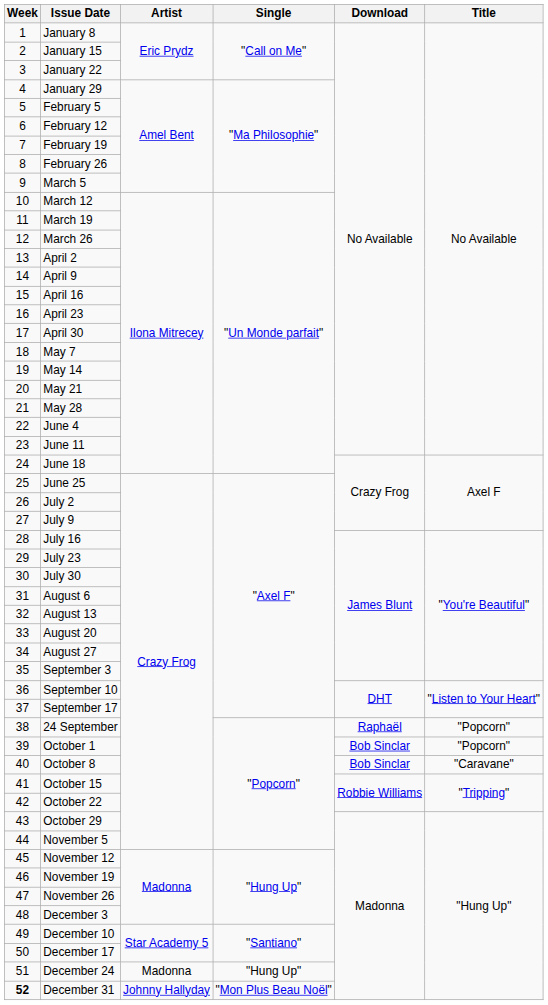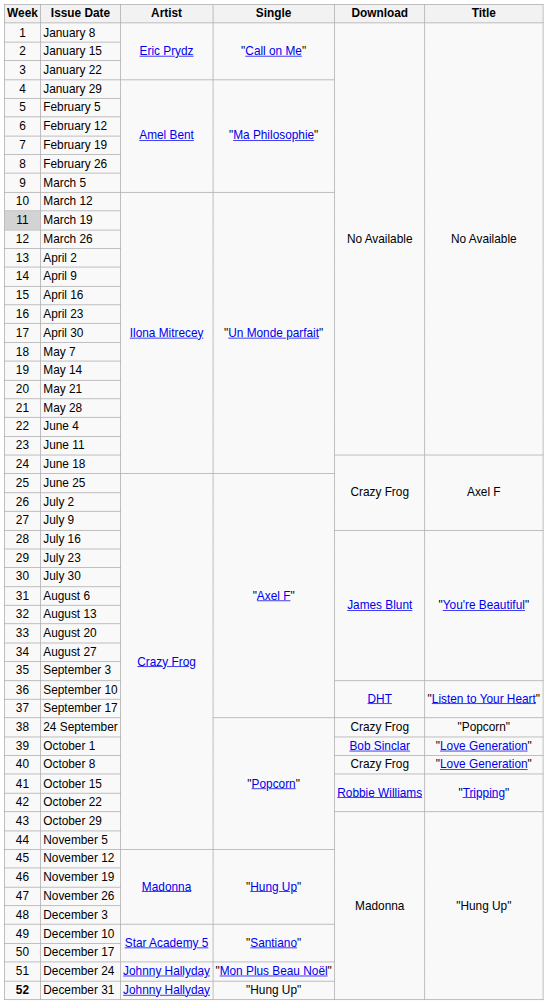(22, 220) no background -> (22, 220) lightgrey background
(380, 727) Raphaël -> (380, 727) Crazy Frog
(484, 746) "Popcorn" -> (484, 746) "Love Generation"
(380, 764) Bob Sinclar -> (380, 764) Crazy Frog
(484, 764) "Caravane" -> (484, 764) "Love Generation"
(167, 971) Madonna -> (167, 971) Johnny Hallyday
(274, 971) "Hung Up" -> (274, 971) "Mon Plus Beau Noël"
(274, 990) "Mon Plus Beau Noël" -> (274, 990) "Hung Up"
